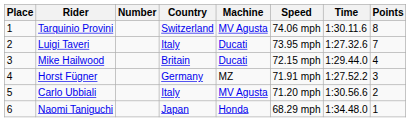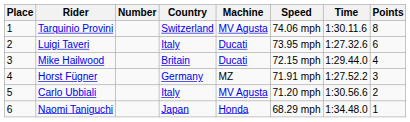(375, 45) 7 -> (375, 45) 6
